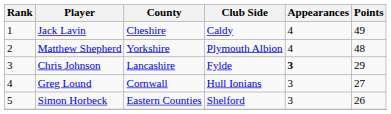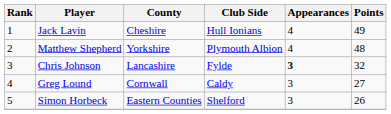(220, 30) Caldy -> (234, 30) Hull Ionians
(360, 65) 29 -> (360, 65) 32
(234, 83) Hull Ionians -> (220, 83) Caldy
